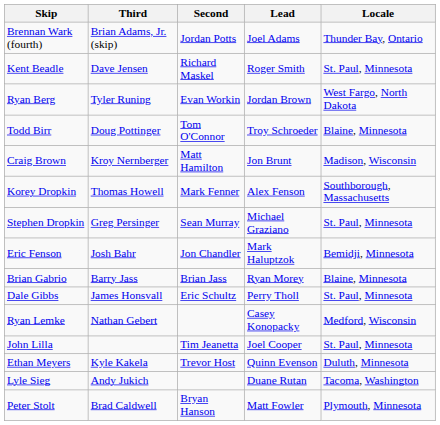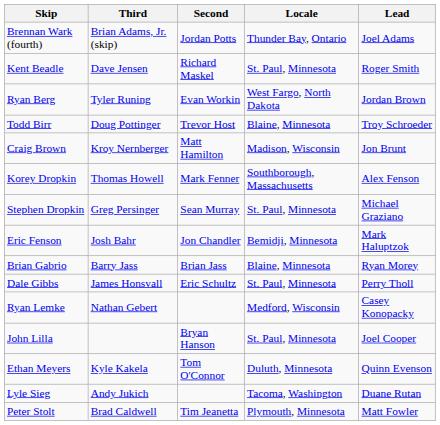columns swapped: (283, 13) <-> (378, 13)
(202, 130) Tom O'Connor -> (208, 123) Trevor Host
(209, 344) Tim Jeanetta -> (198, 338) Bryan Hanson
(208, 362) Trevor Host -> (202, 369) Tom O'Connor
(198, 405) Bryan Hanson -> (209, 411) Tim Jeanetta
